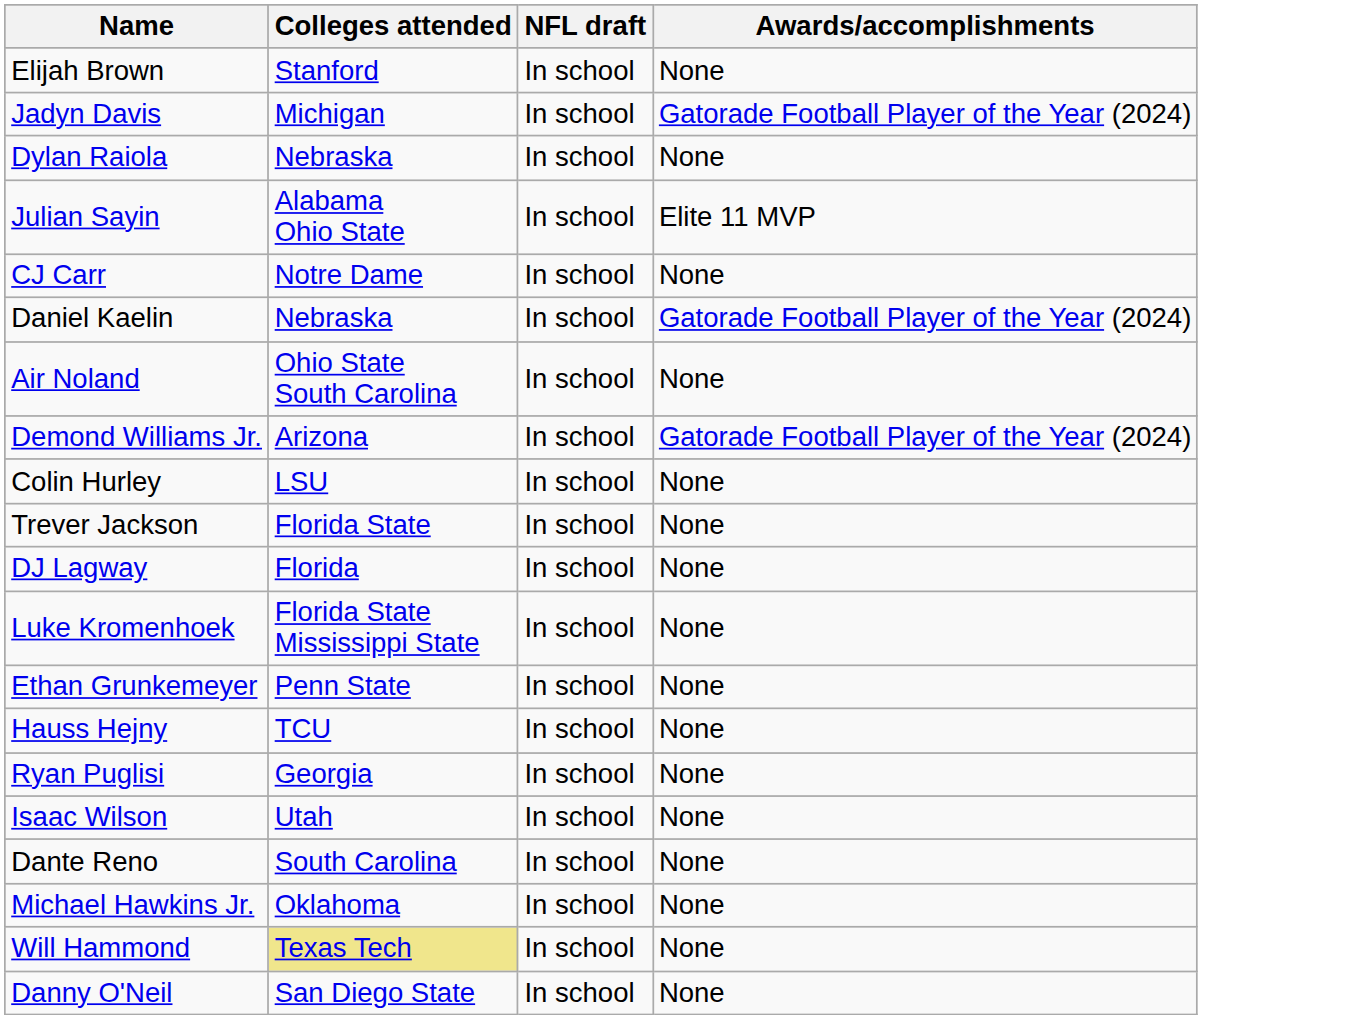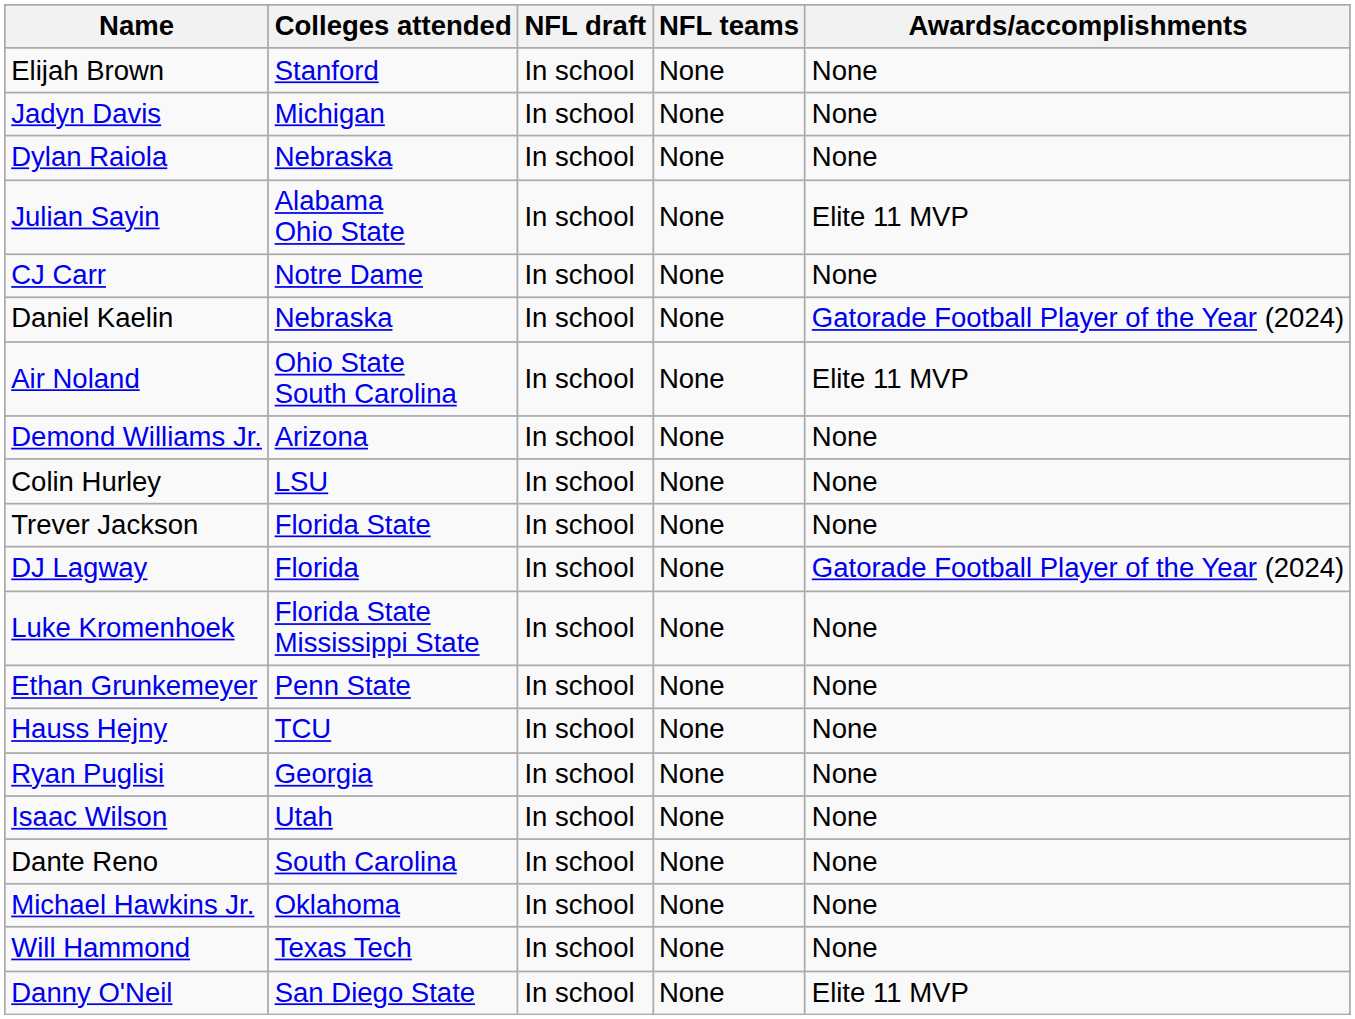+ column: (729, 26)
(925, 113) Gatorade Football Player of the Year (2024) -> (845, 113) None
(692, 378) None -> (890, 378) Elite 11 MVP
(925, 437) Gatorade Football Player of the Year (2024) -> (845, 437) None
(692, 568) None -> (1078, 568) Gatorade Football Player of the Year (2024)
(343, 948) khaki background -> (343, 948) no background
(692, 992) None -> (890, 992) Elite 11 MVP
